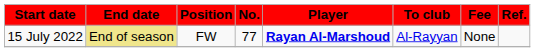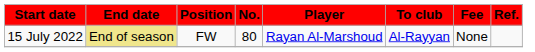(249, 36) 77 -> (249, 36) 80
(328, 36) bold -> (324, 36) normal
